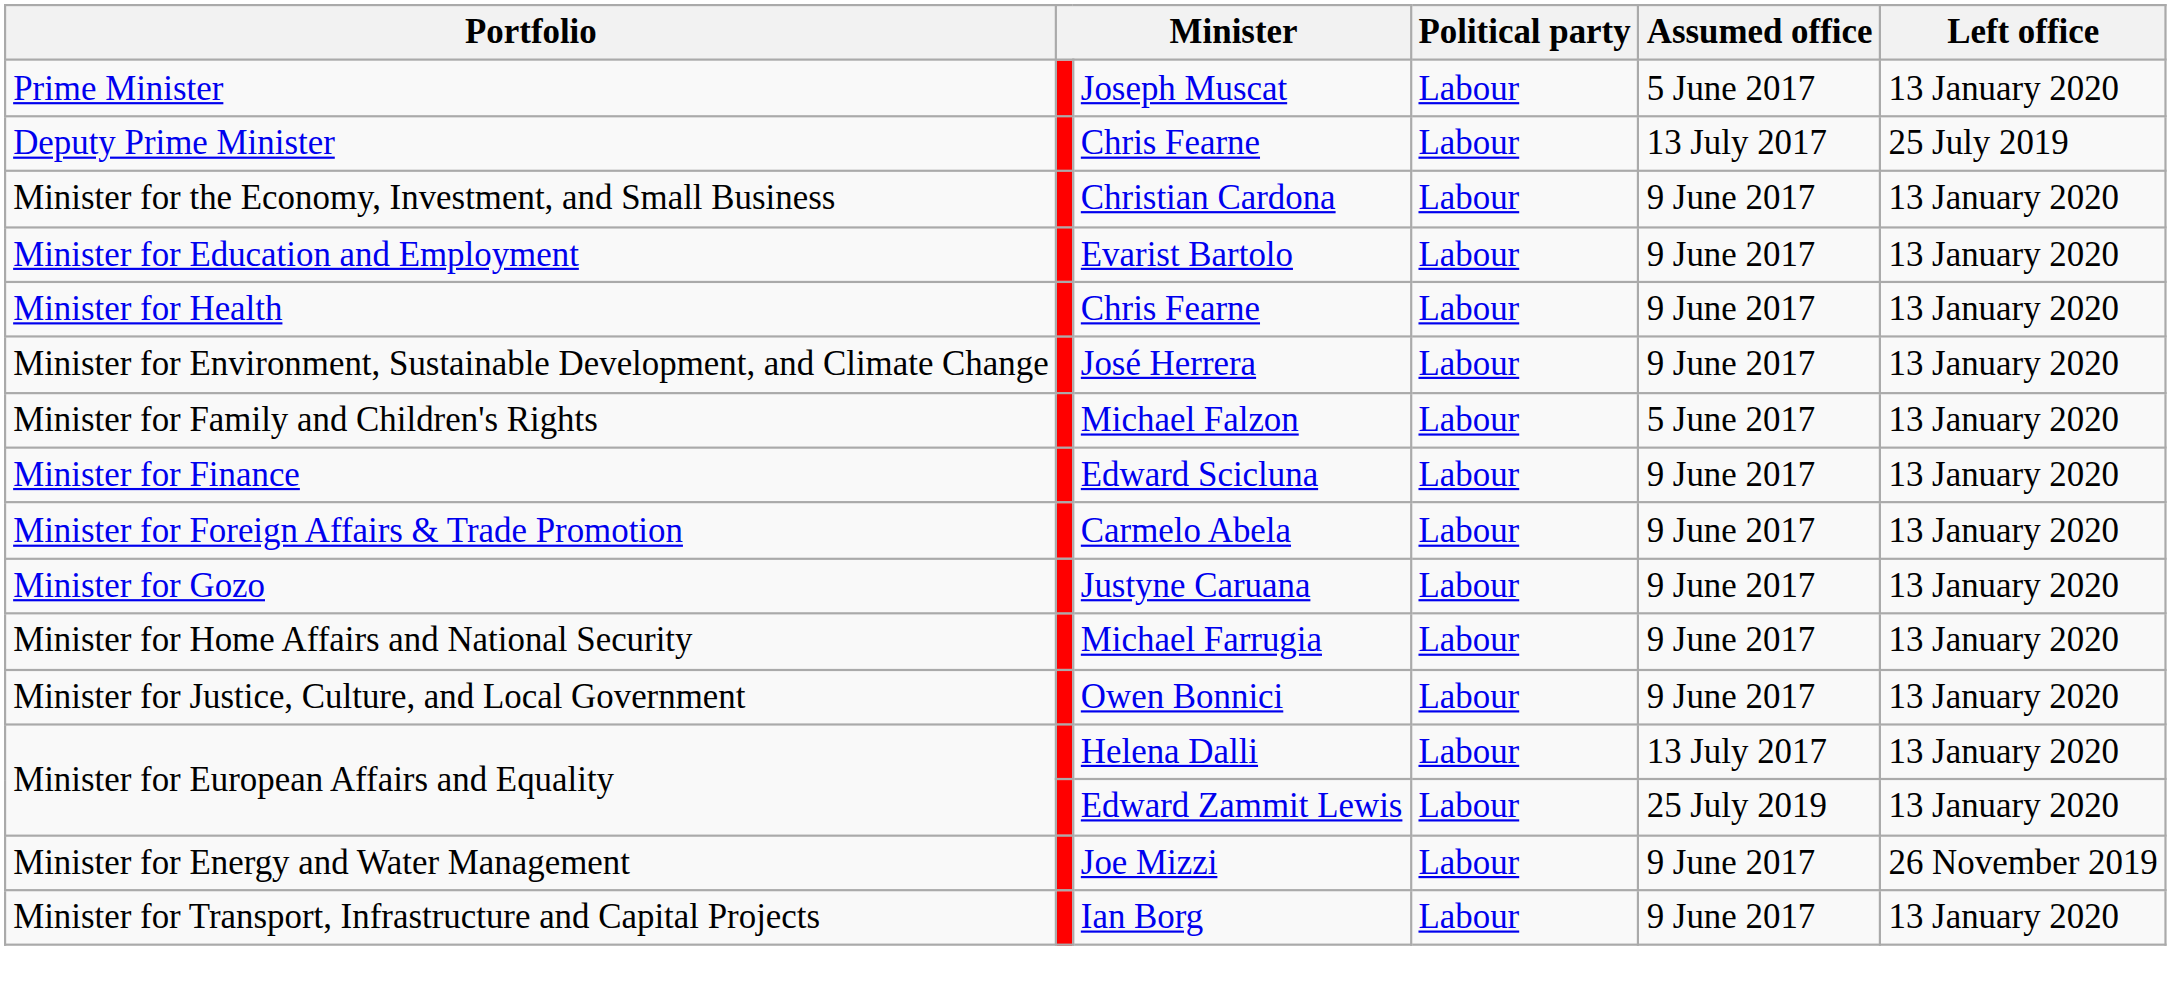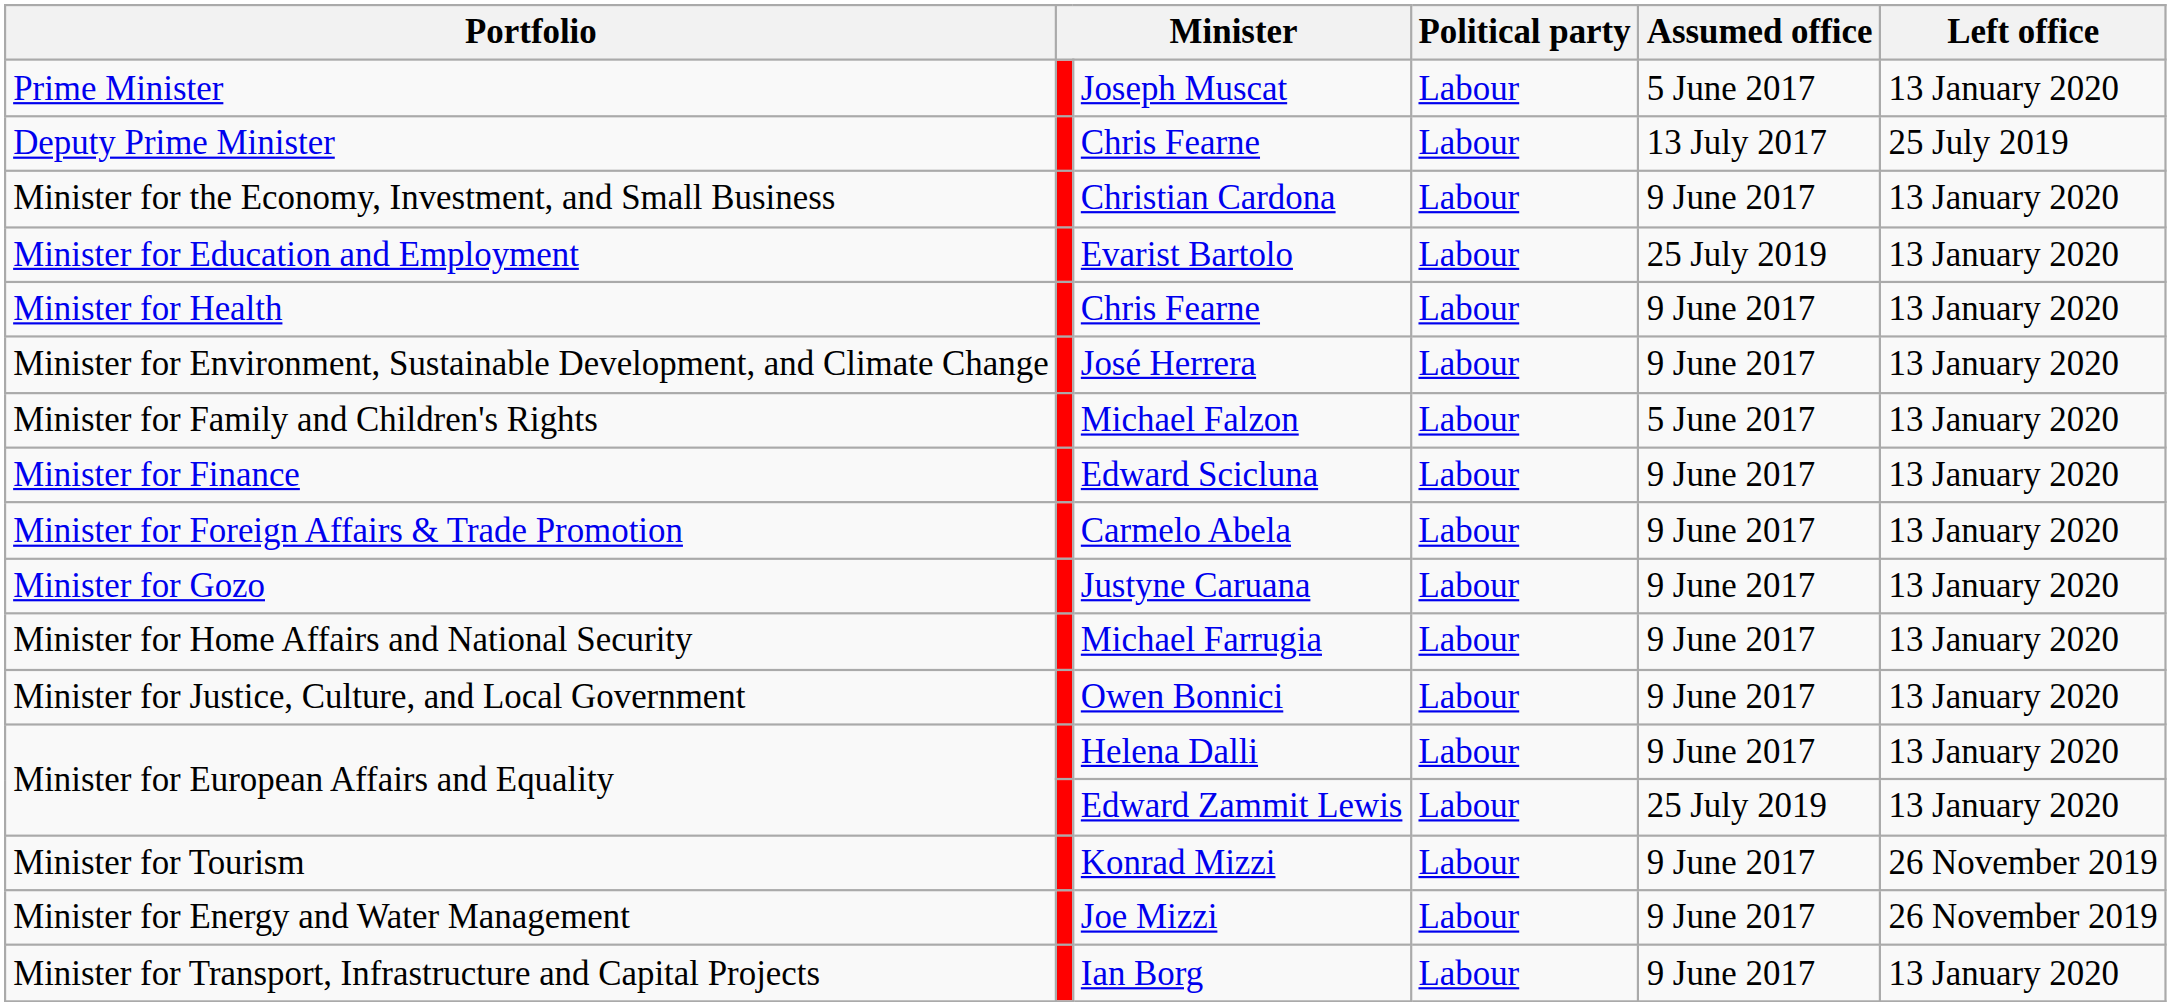(1731, 253) 9 June 2017 -> (1737, 253) 25 July 2019
(1737, 751) 13 July 2017 -> (1731, 751) 9 June 2017
+ row: (159, 861)
